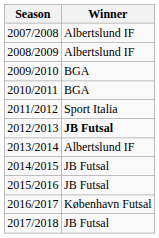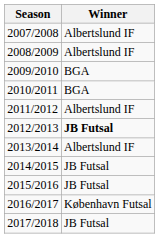(91, 109) Sport Italia -> (99, 109) Albertslund IF
